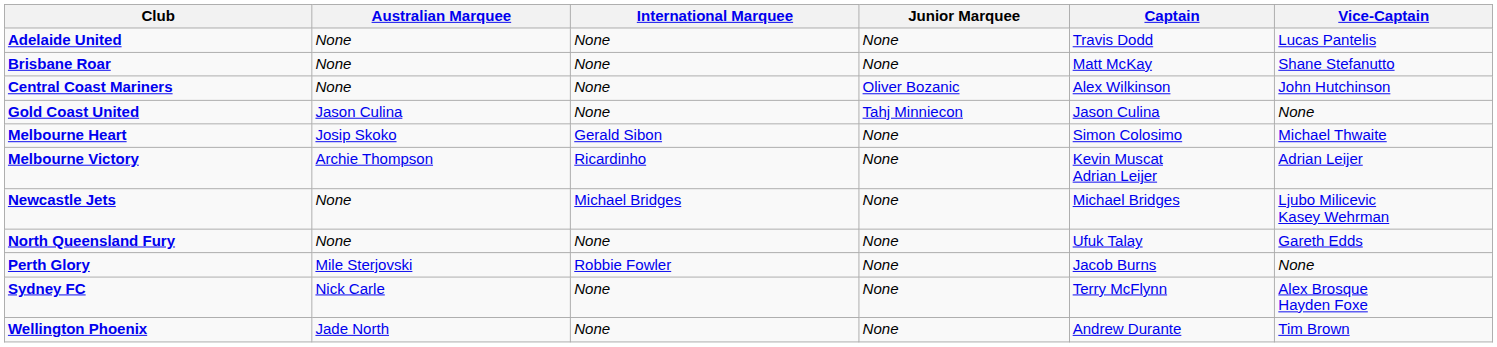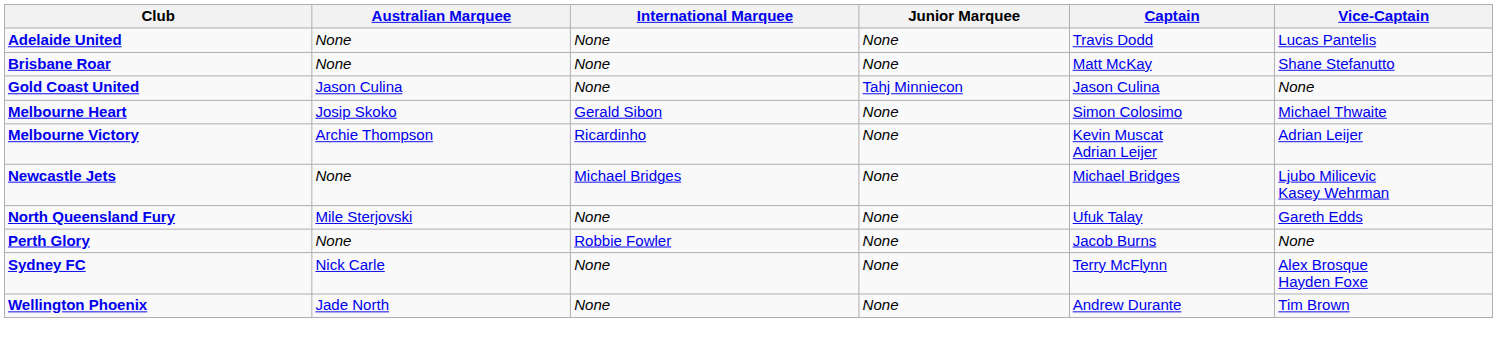- row: (90, 87)
(333, 241) None -> (364, 217) Mile Sterjovski
(364, 264) Mile Sterjovski -> (333, 241) None
